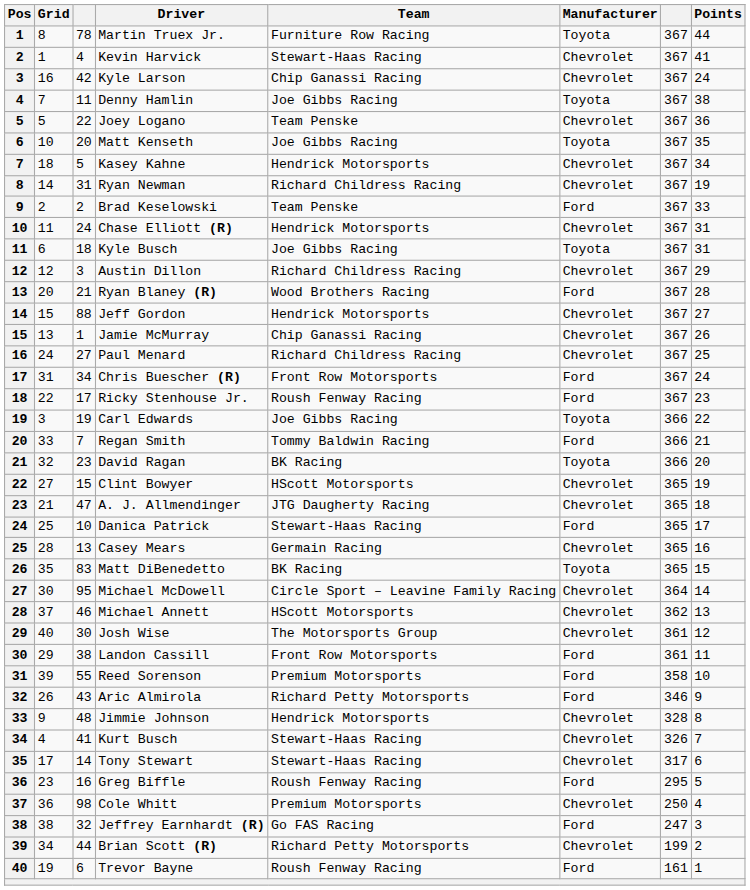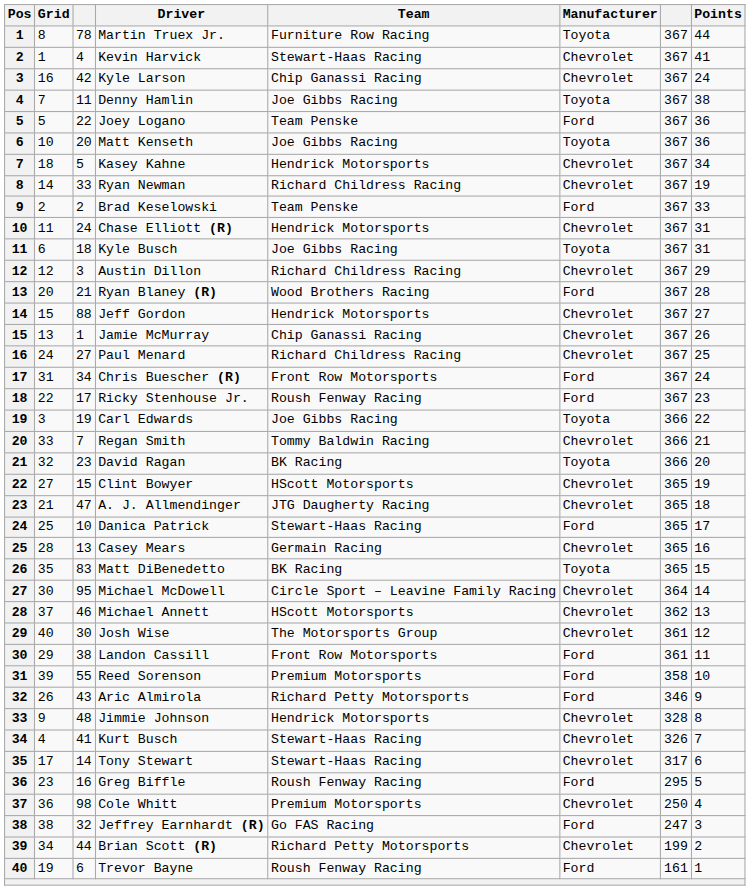(598, 122) Chevrolet -> (579, 122) Ford
(702, 144) 35 -> (702, 144) 36
(84, 186) 31 -> (84, 186) 33
(579, 442) Ford -> (598, 442) Chevrolet
